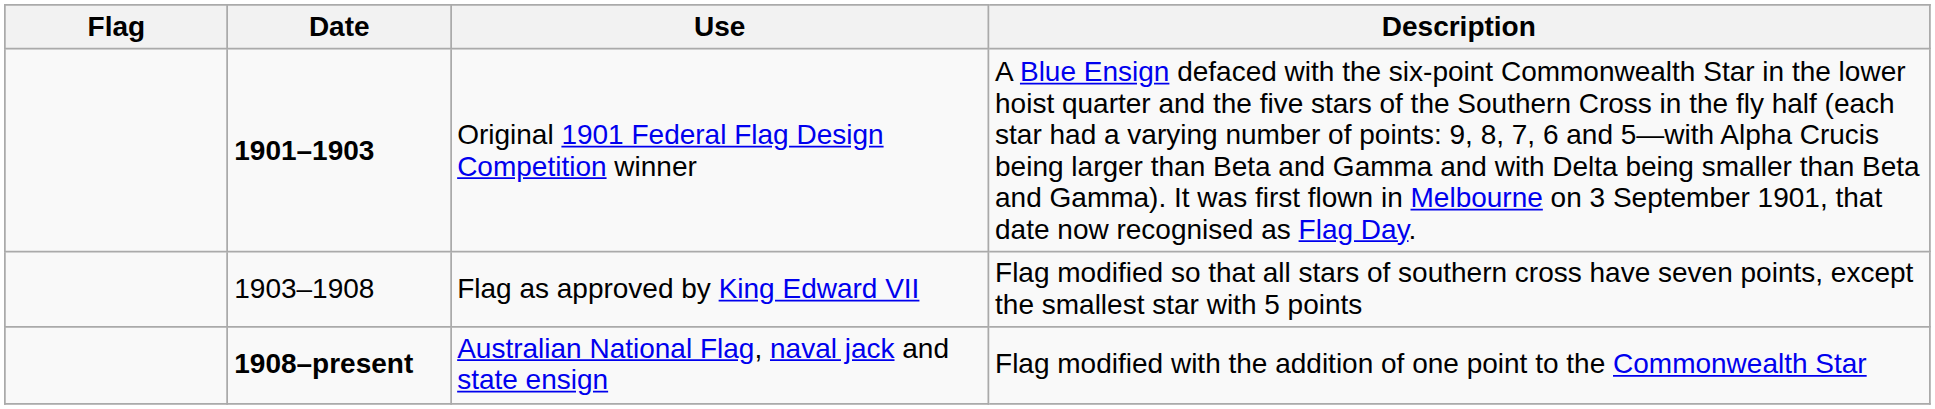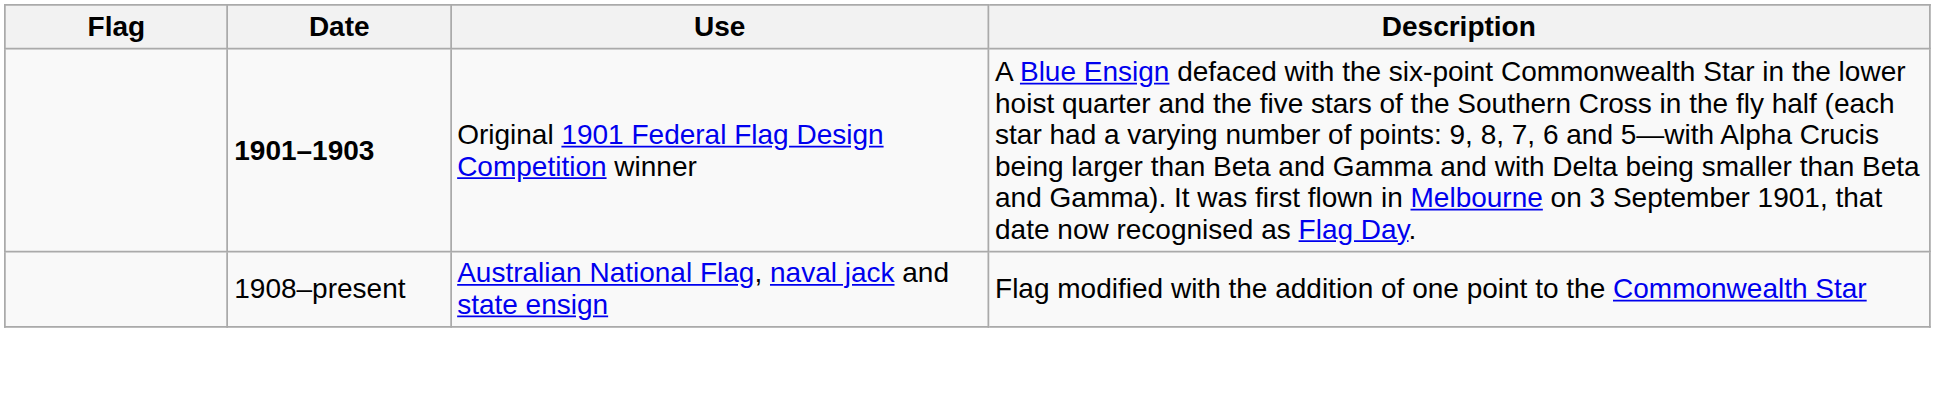- row: (688, 288)
(324, 364) bold -> (320, 288) normal
